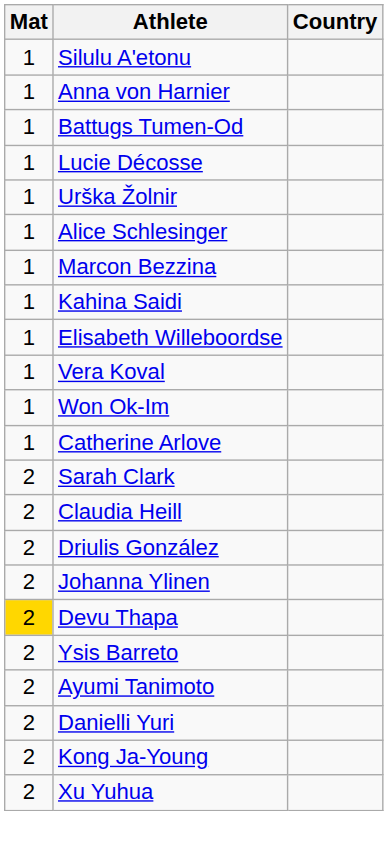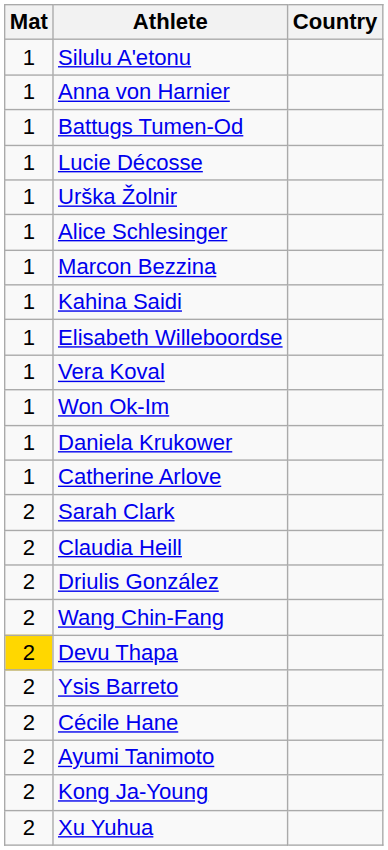+ row: (145, 442)
- row: (134, 582)
+ row: (141, 617)
+ row: (118, 722)
- row: (116, 722)
